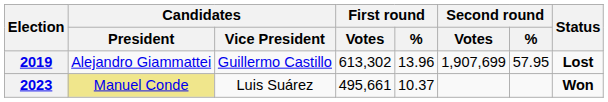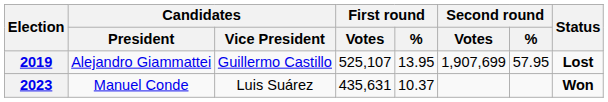(365, 62) 613,302 -> (365, 62) 525,107
(416, 62) 13.96 -> (416, 62) 13.95
(141, 85) khaki background -> (141, 85) no background
(365, 85) 495,661 -> (365, 85) 435,631
